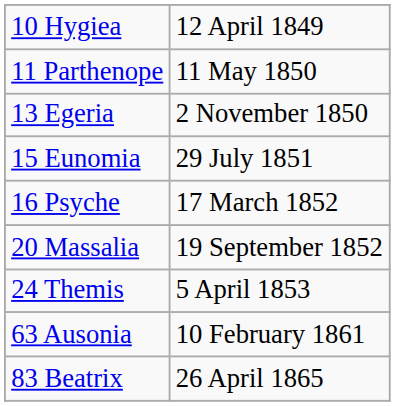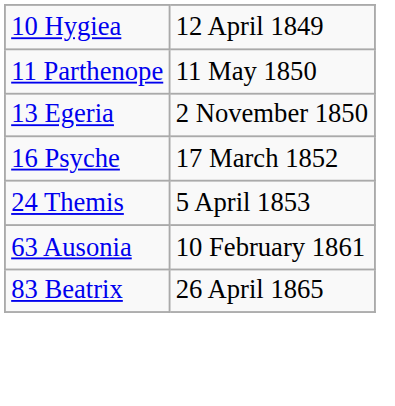- row: (76, 158)
- row: (75, 246)
